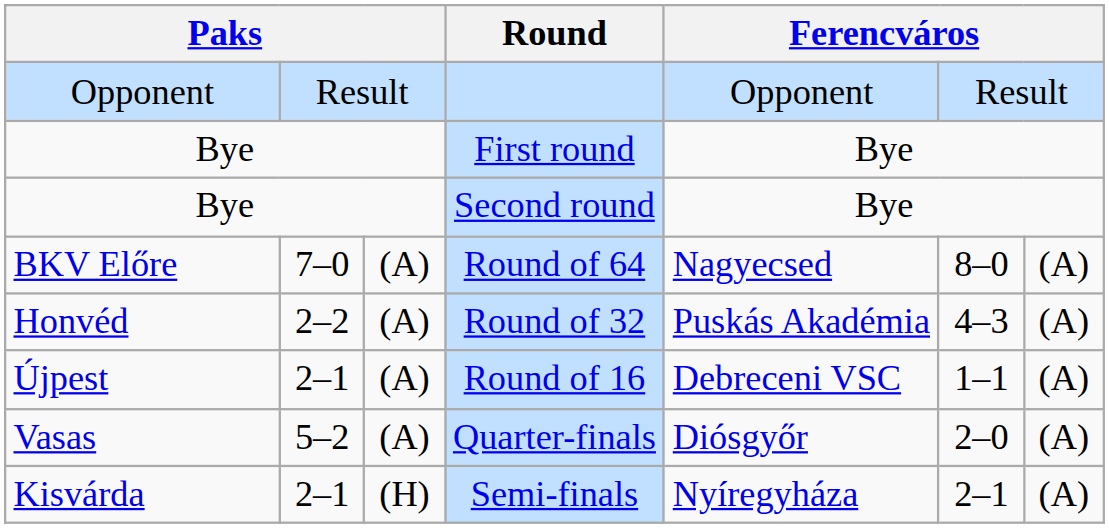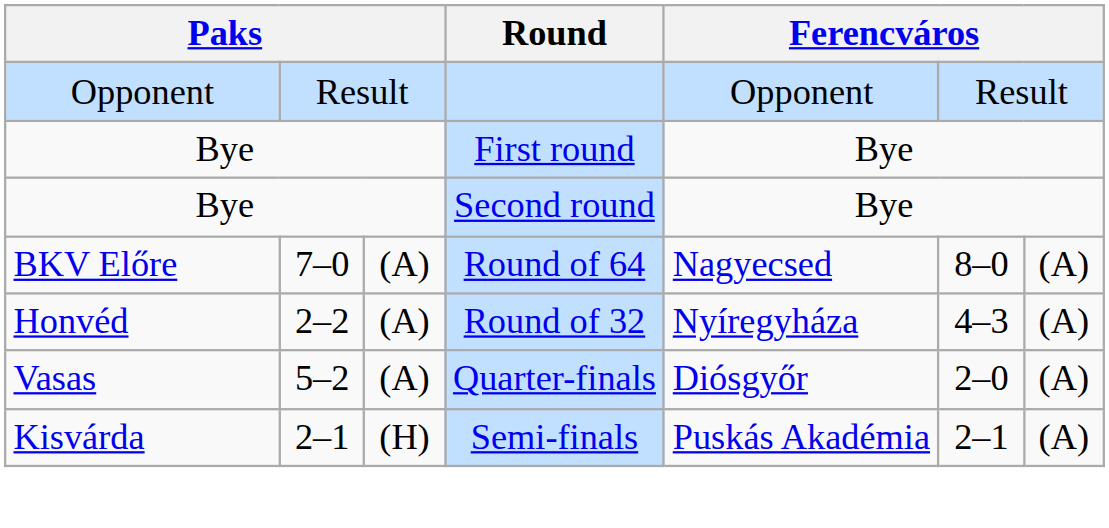(801, 321) Puskás Akadémia -> (766, 321) Nyíregyháza
- row: (554, 378)
(766, 494) Nyíregyháza -> (801, 436) Puskás Akadémia
